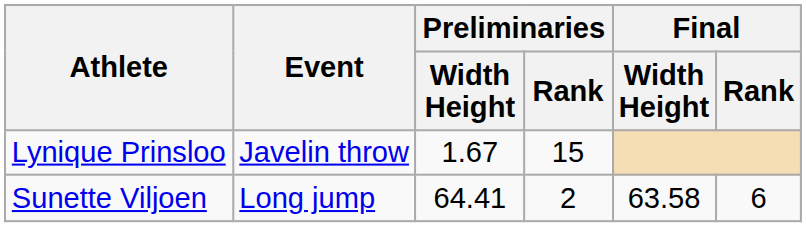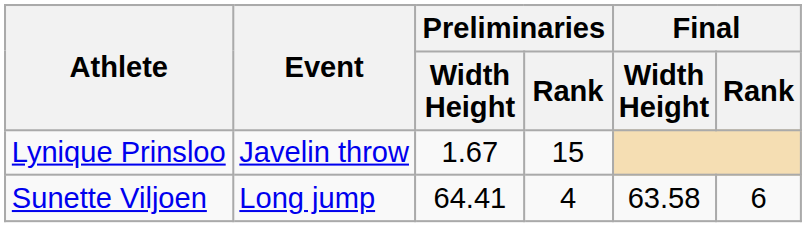(568, 199) 2 -> (568, 199) 4
